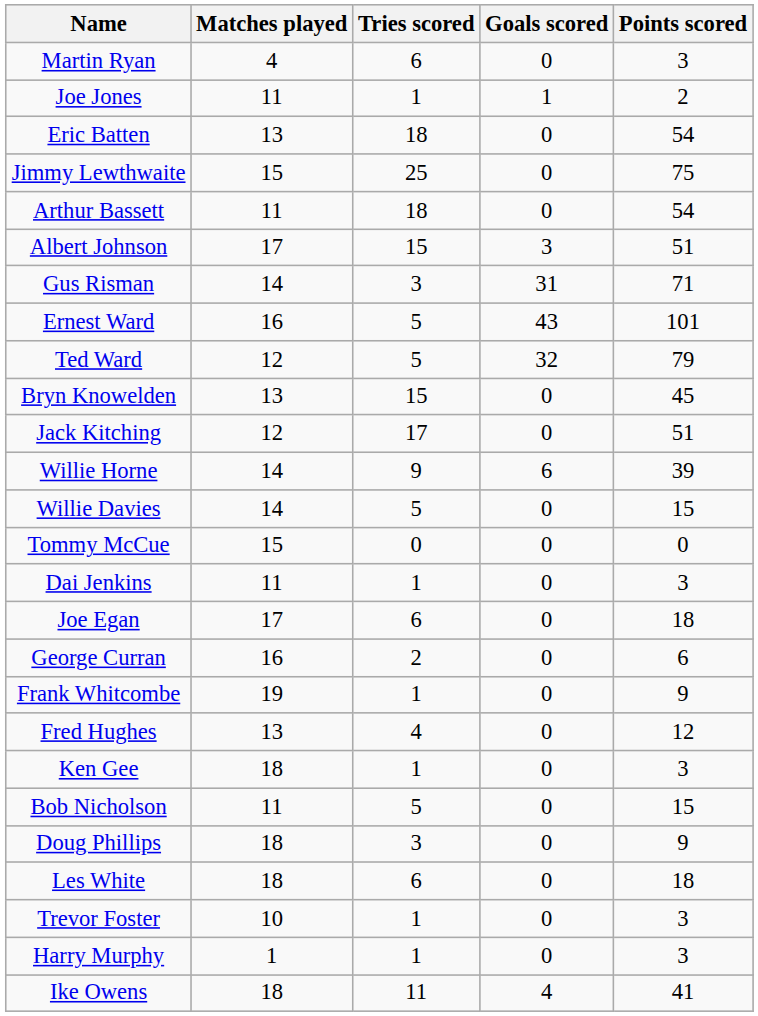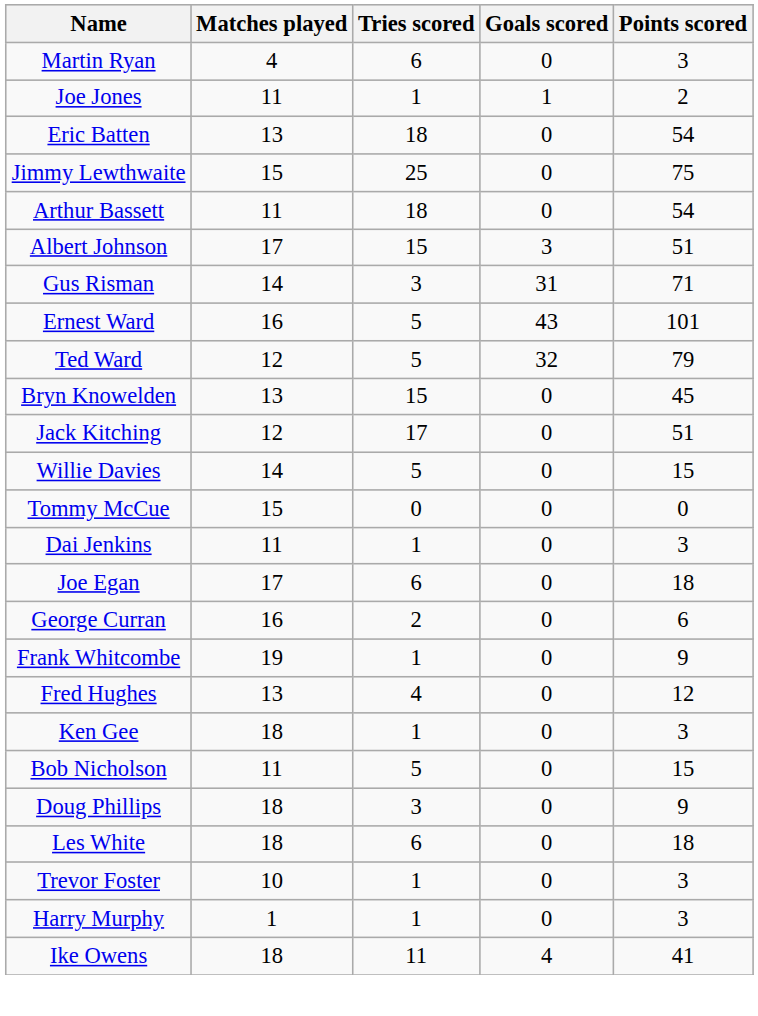- row: (99, 470)
